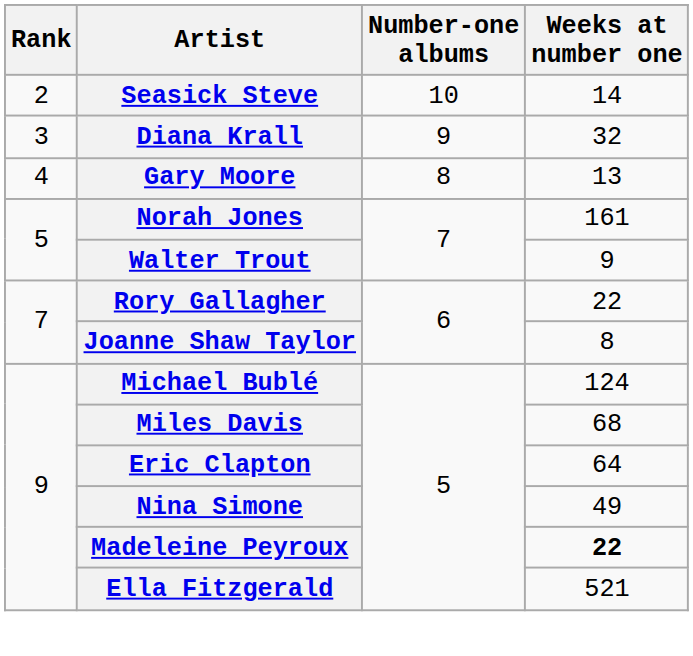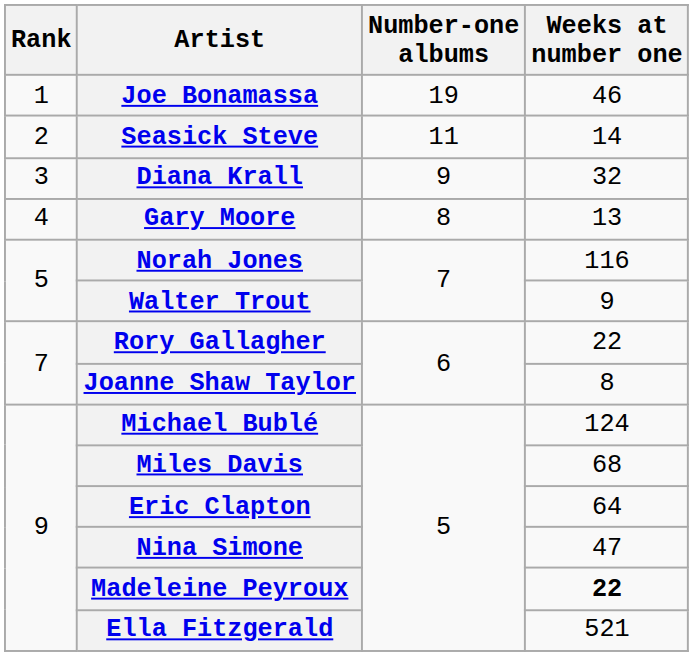+ row: (220, 96)
(444, 96) 10 -> (444, 137) 11
(607, 219) 161 -> (607, 260) 116
(607, 507) 49 -> (607, 548) 47
